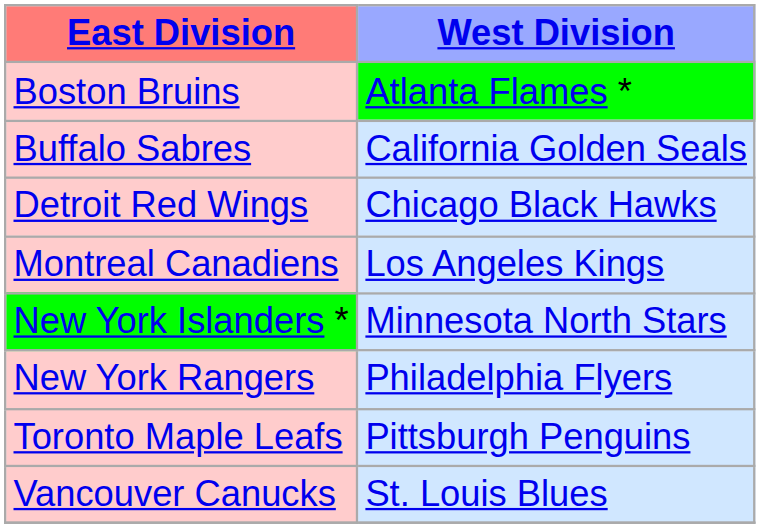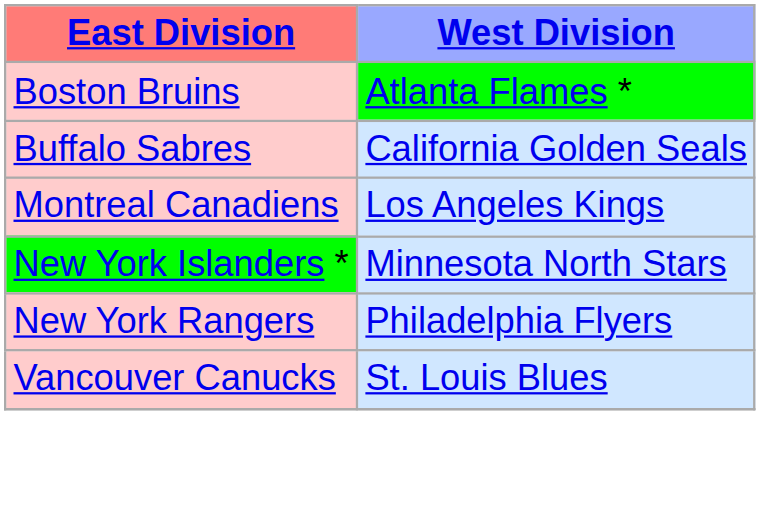- row: (161, 206)
- row: (178, 436)
